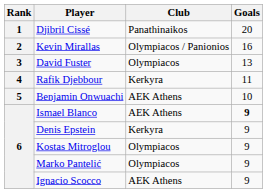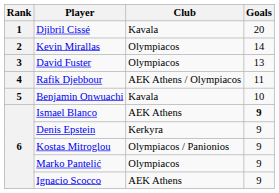(158, 29) Panathinaikos -> (143, 29) Kavala
(179, 46) Olympiacos / Panionios -> (154, 46) Olympiacos
(247, 46) 16 -> (259, 46) 14
(146, 79) Kerkyra -> (185, 79) AEK Athens / Olympiacos
(155, 96) AEK Athens -> (143, 96) Kavala
(154, 146) Olympiacos -> (179, 146) Olympiacos / Panionios
